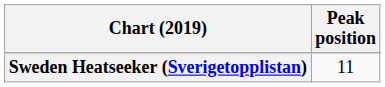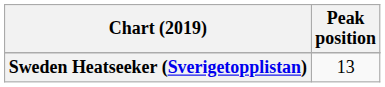(346, 67) 11 -> (346, 67) 13
